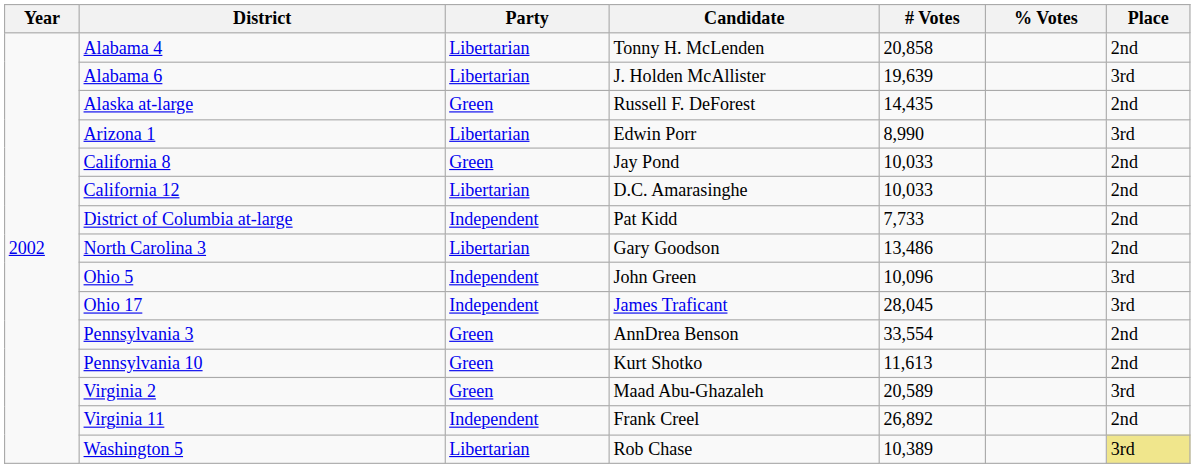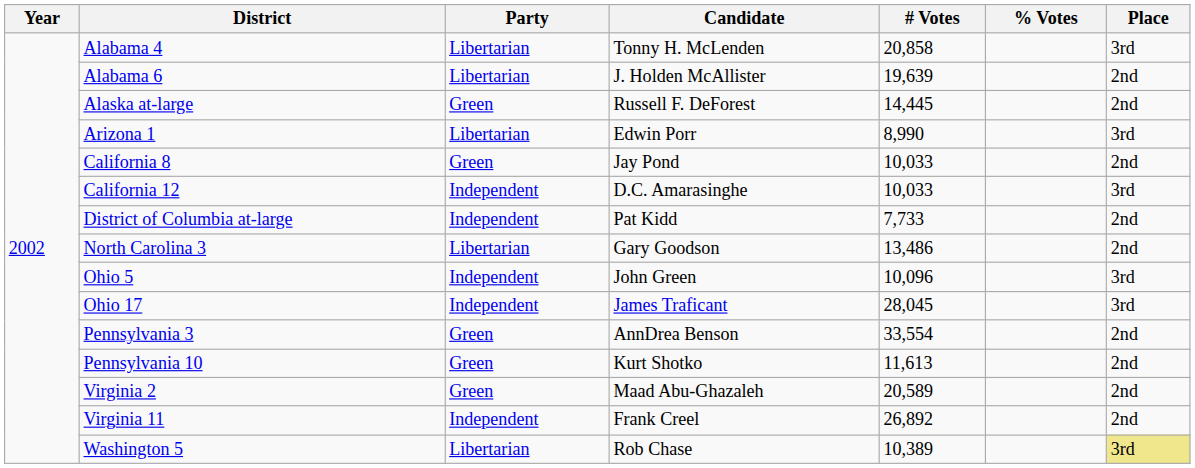(1124, 47) 2nd -> (1123, 47) 3rd
(1123, 76) 3rd -> (1124, 76) 2nd
(908, 104) 14,435 -> (908, 104) 14,445
(489, 190) Libertarian -> (494, 190) Independent
(1124, 190) 2nd -> (1123, 190) 3rd
(1123, 391) 3rd -> (1124, 391) 2nd
